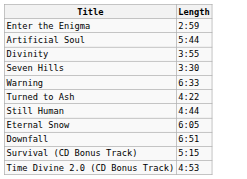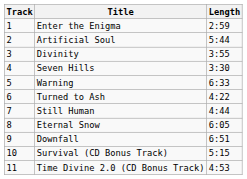+ column: (20, 11)
